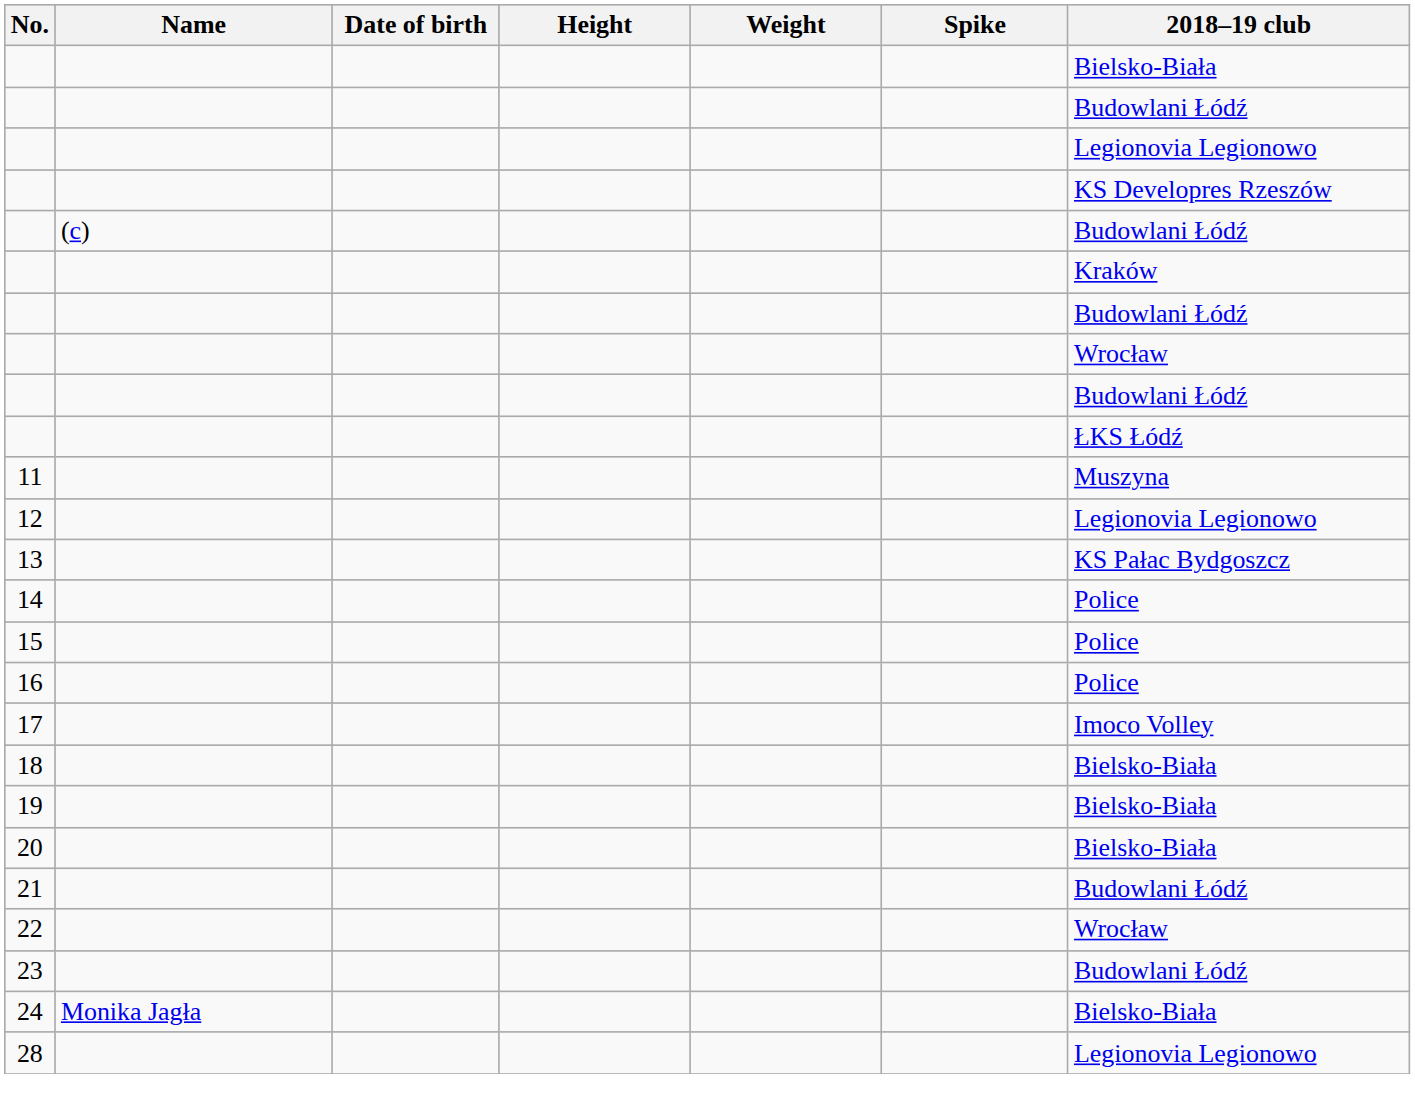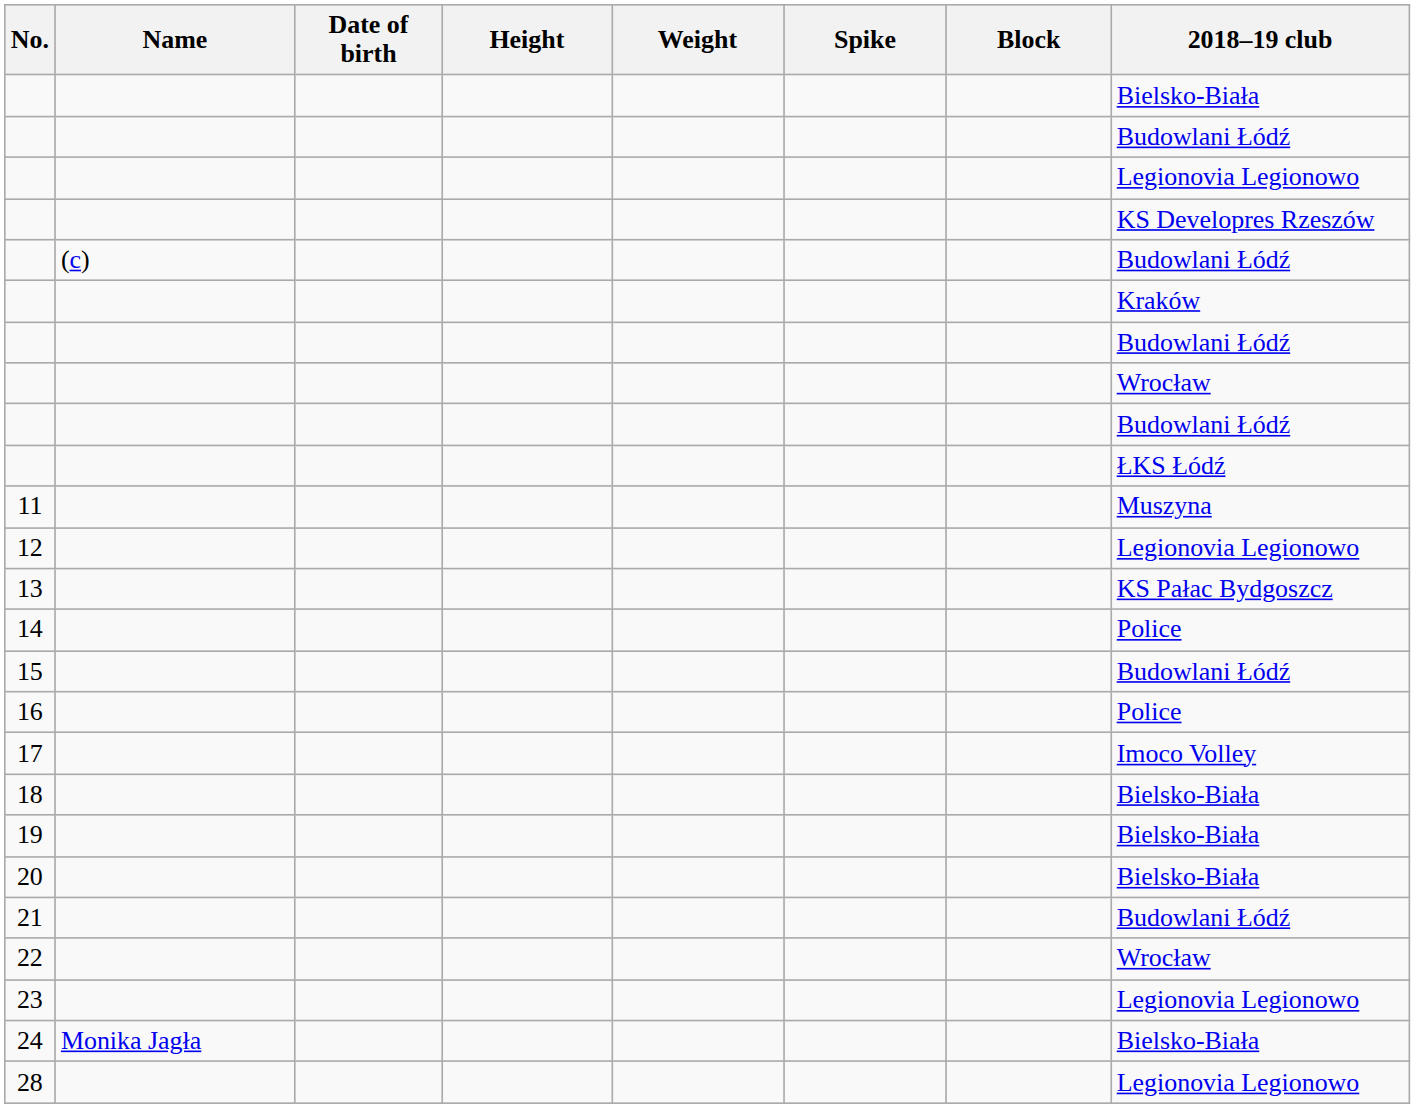+ column: (1029, 39)
(1106, 641) Police -> (1203, 670) Budowlani Łódź
(1161, 970) Budowlani Łódź -> (1238, 999) Legionovia Legionowo
